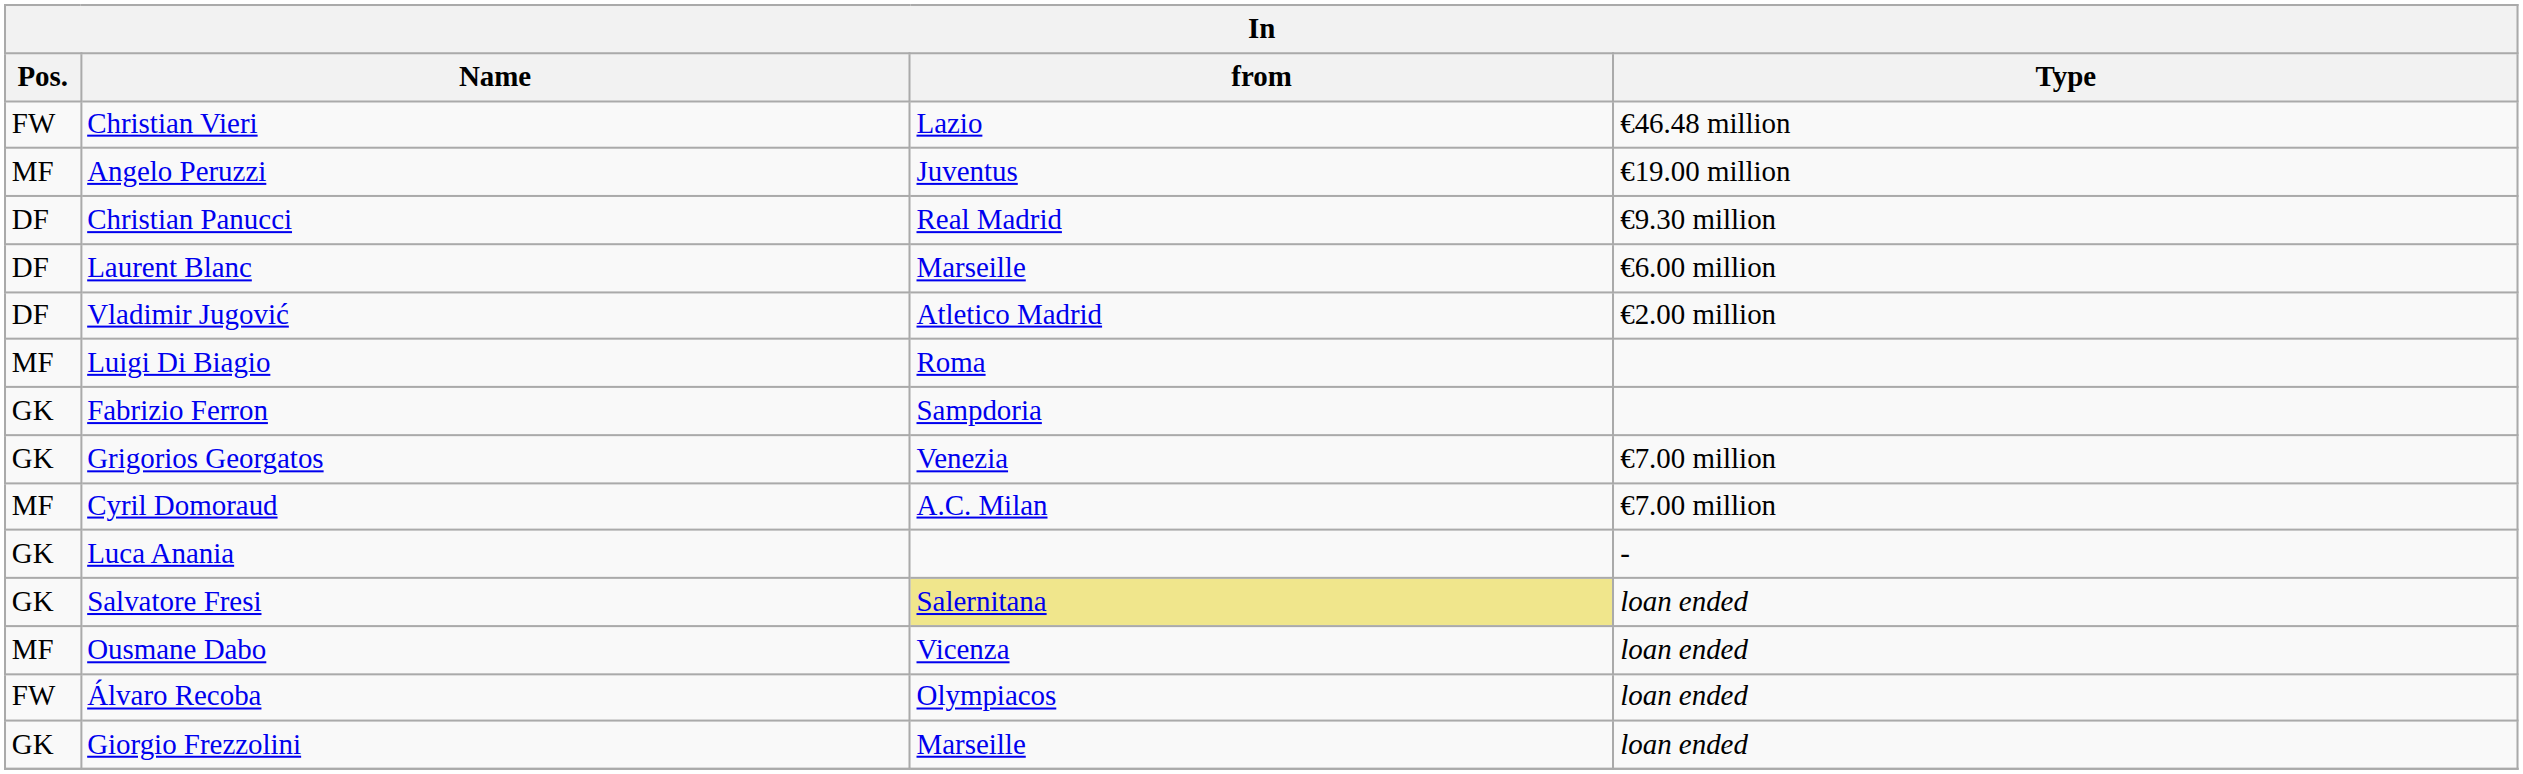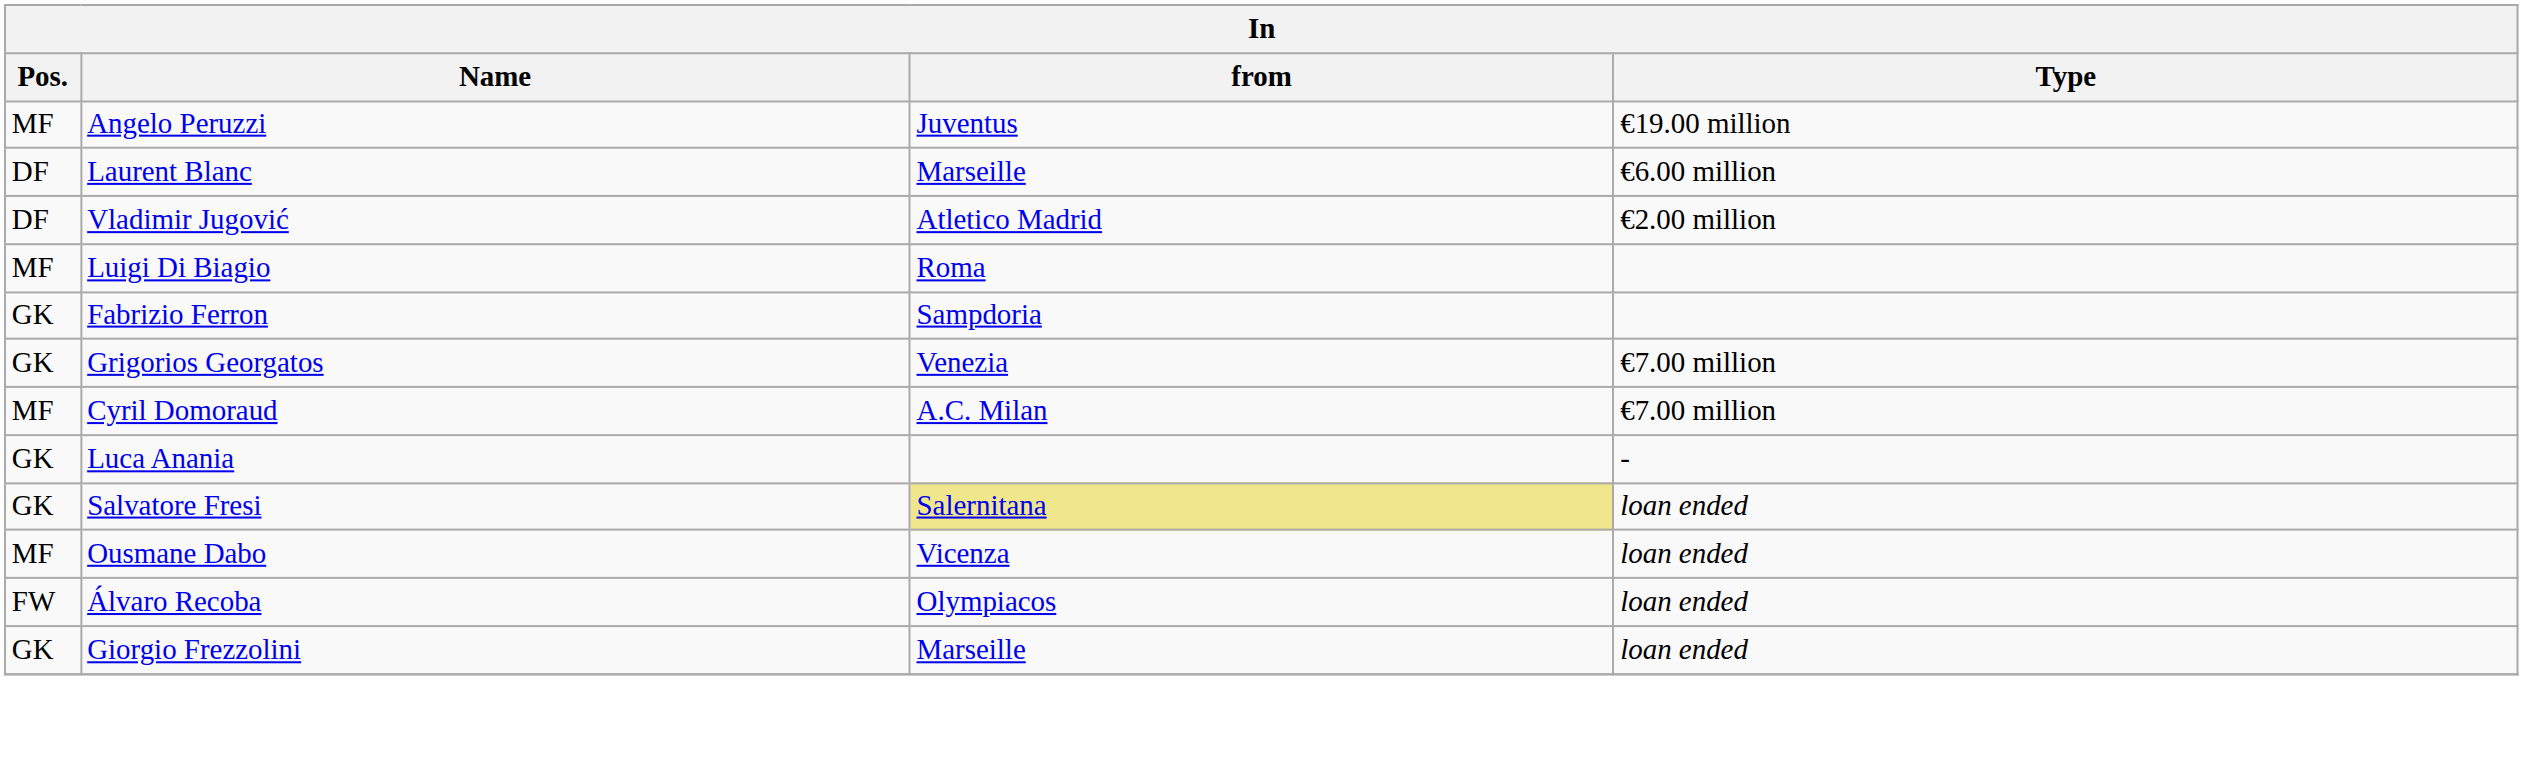- row: (172, 124)
- row: (190, 219)
